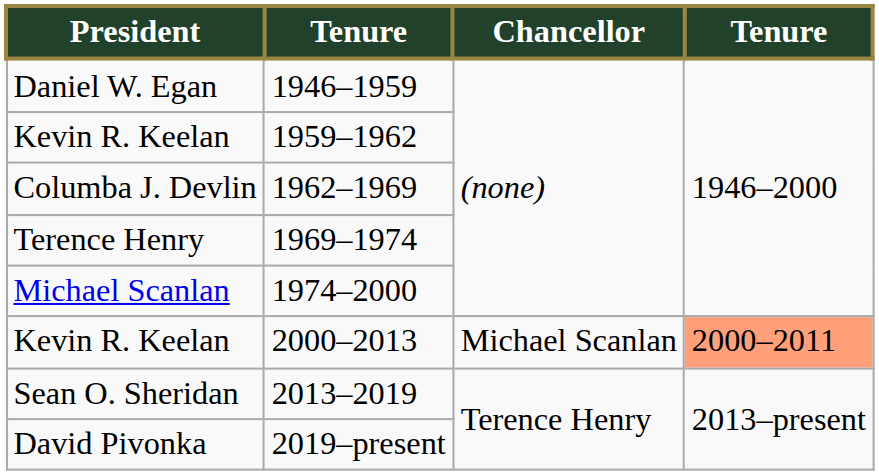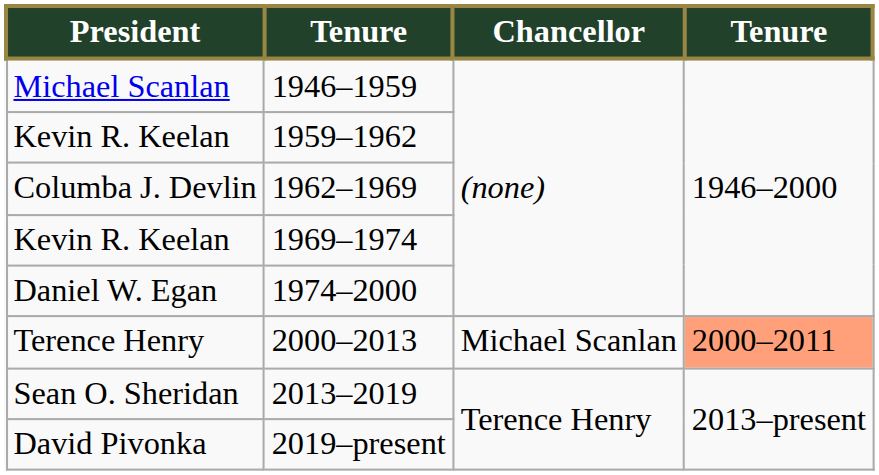(115, 85) Daniel W. Egan -> (122, 85) Michael Scanlan
(109, 239) Terence Henry -> (122, 239) Kevin R. Keelan
(122, 290) Michael Scanlan -> (115, 290) Daniel W. Egan
(122, 341) Kevin R. Keelan -> (109, 341) Terence Henry
